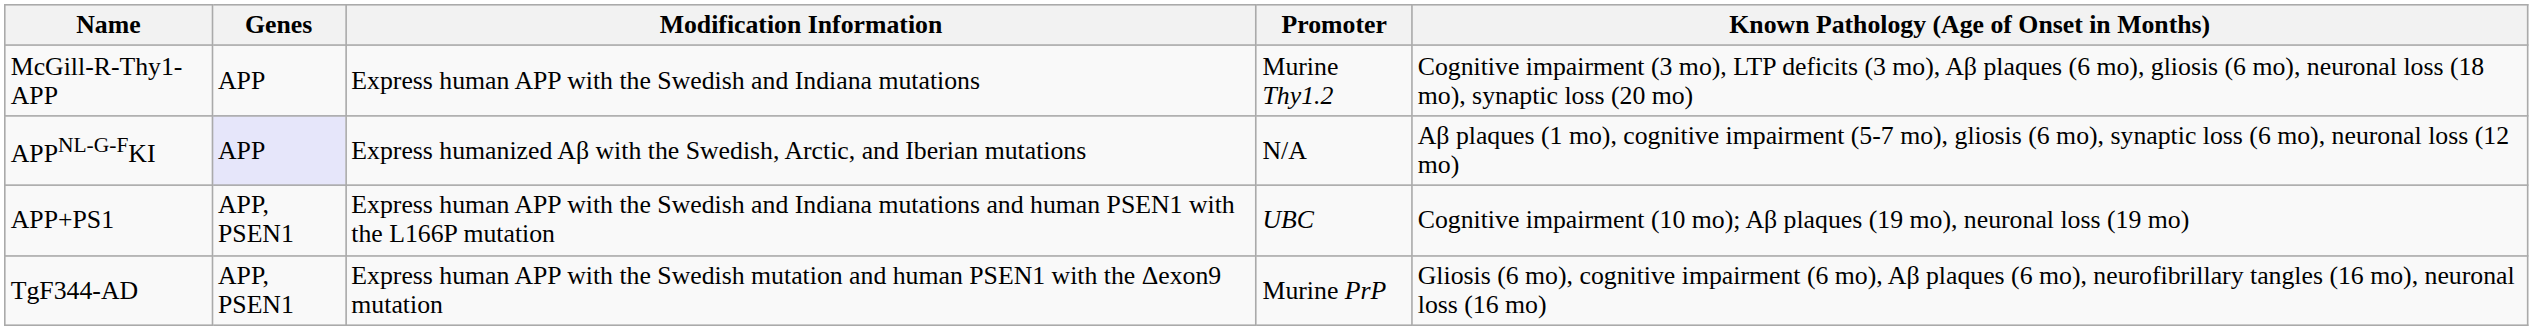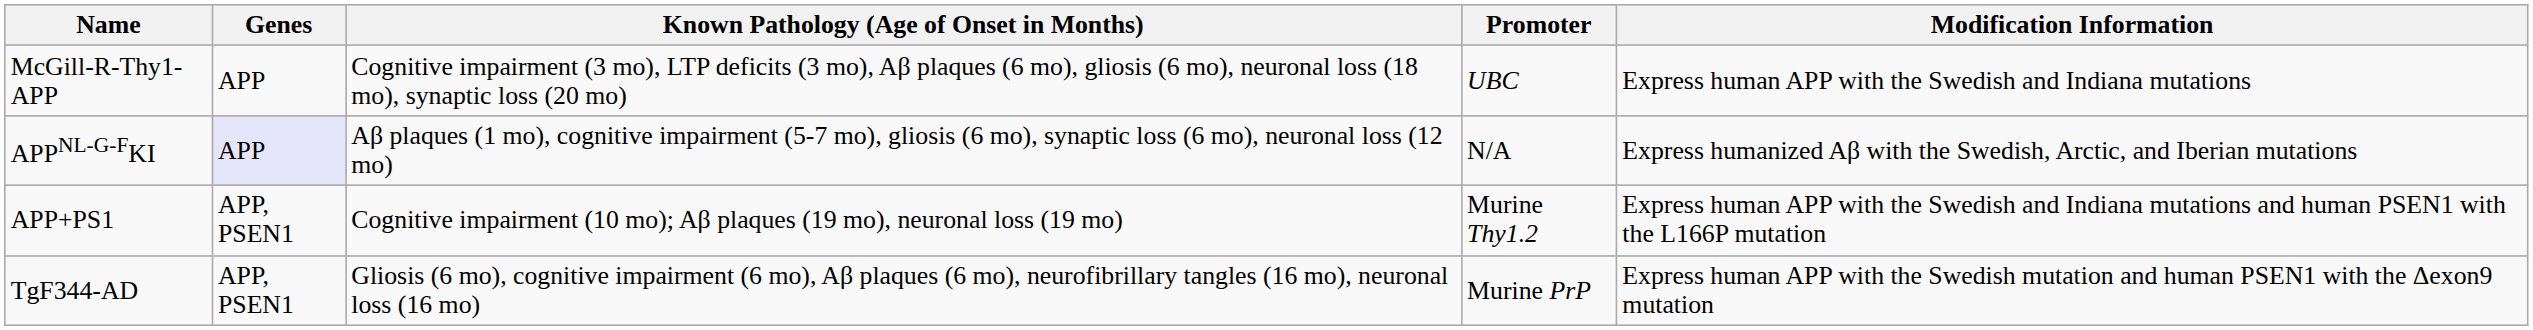columns swapped: (801, 24) <-> (1970, 24)
(1300, 80) Murine Thy1.2 -> (1493, 80) UBC
(1288, 219) UBC -> (1505, 219) Murine Thy1.2
